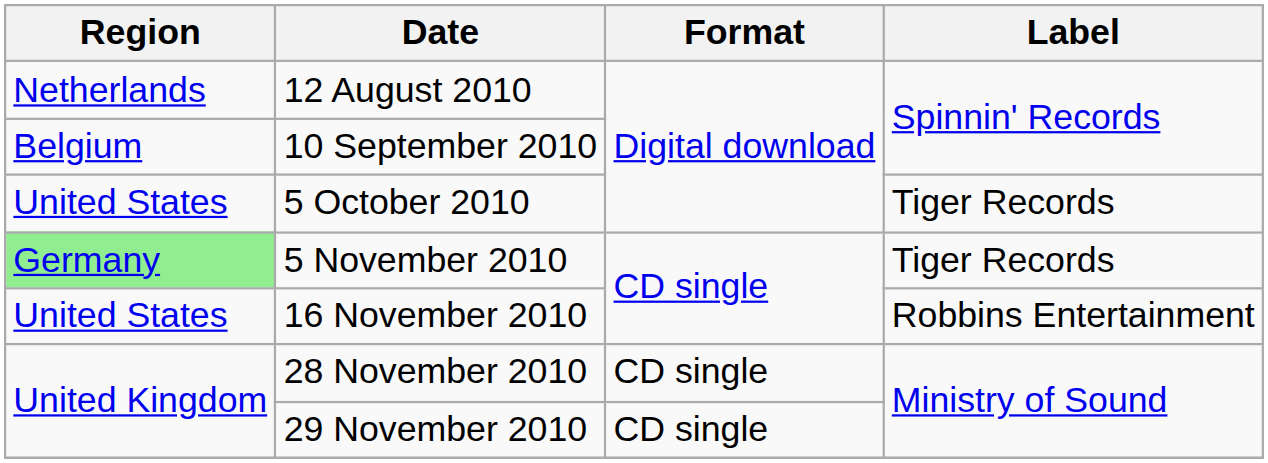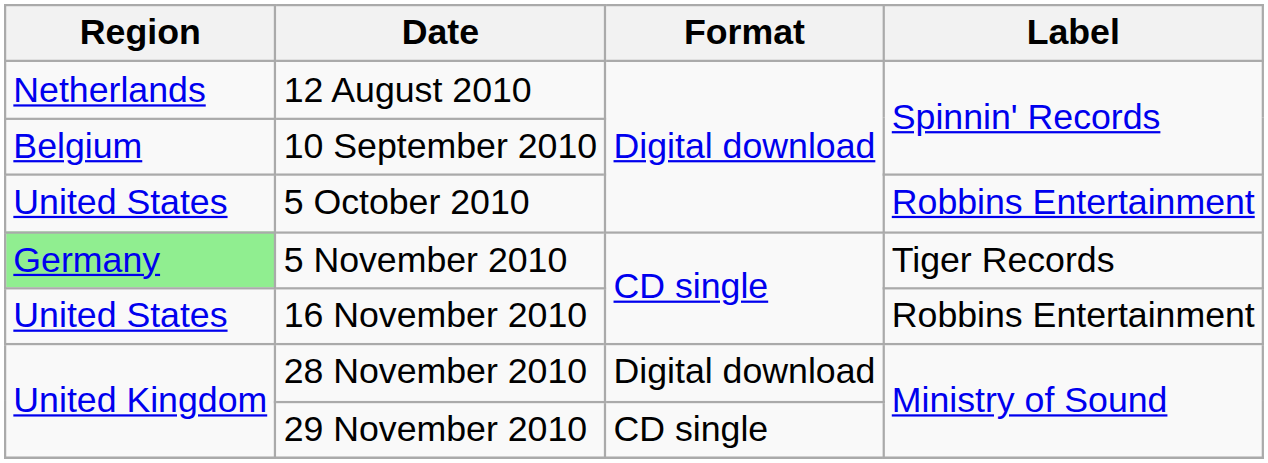(1003, 202) Tiger Records -> (1073, 202) Robbins Entertainment
(691, 372) CD single -> (744, 372) Digital download
